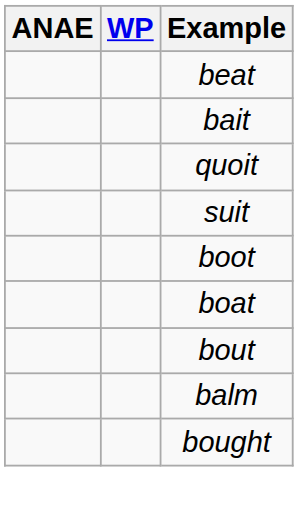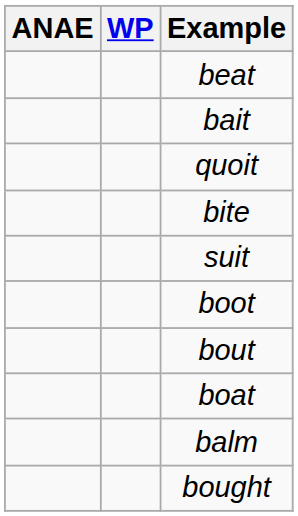+ row: (227, 212)
rows swapped: (227, 303) <-> (227, 349)
